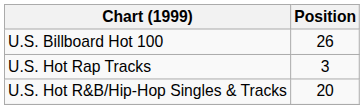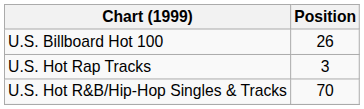(325, 91) 20 -> (325, 91) 70
